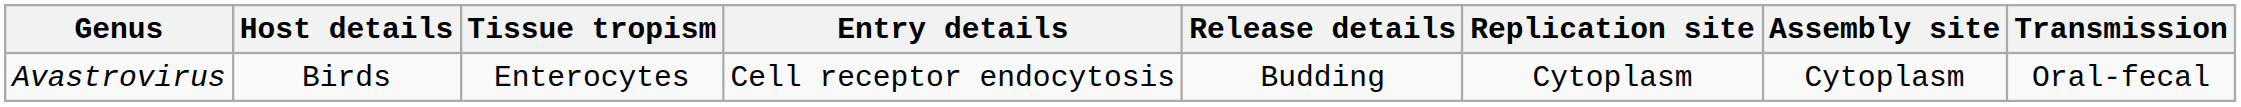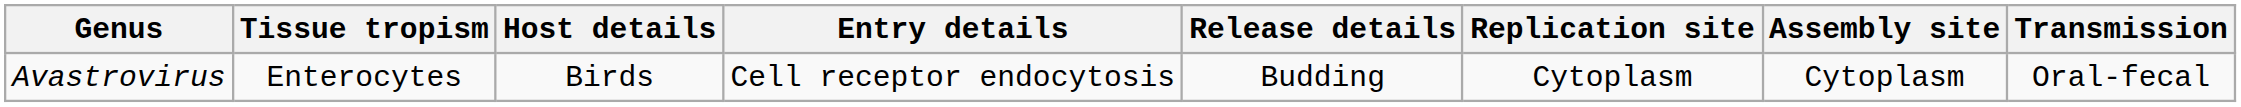columns swapped: (346, 29) <-> (592, 29)
